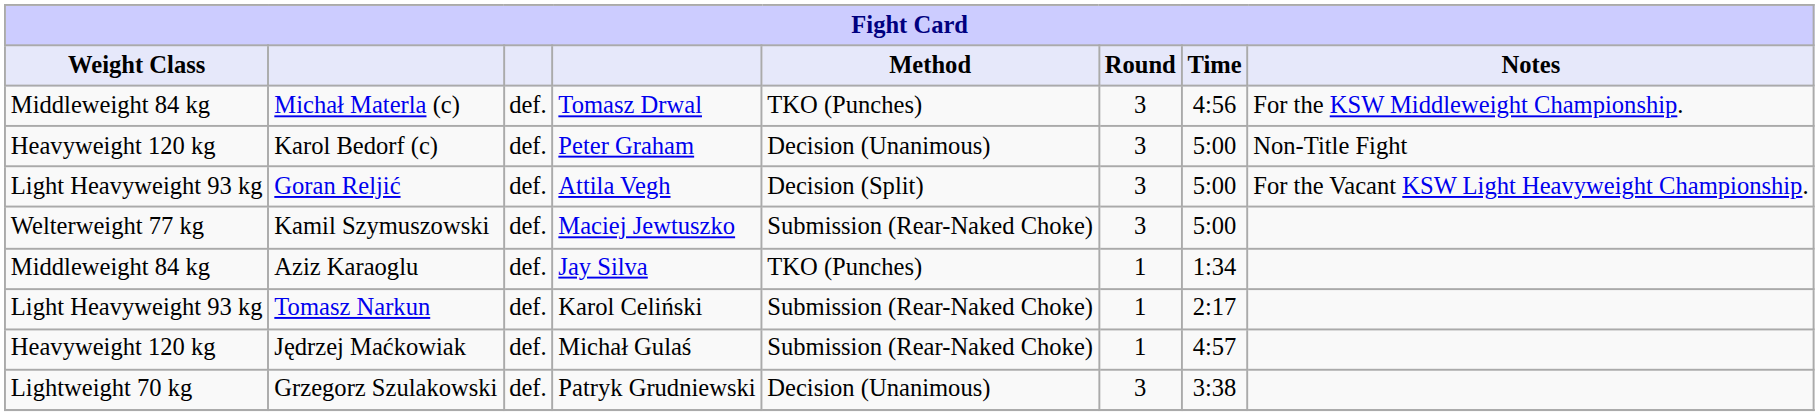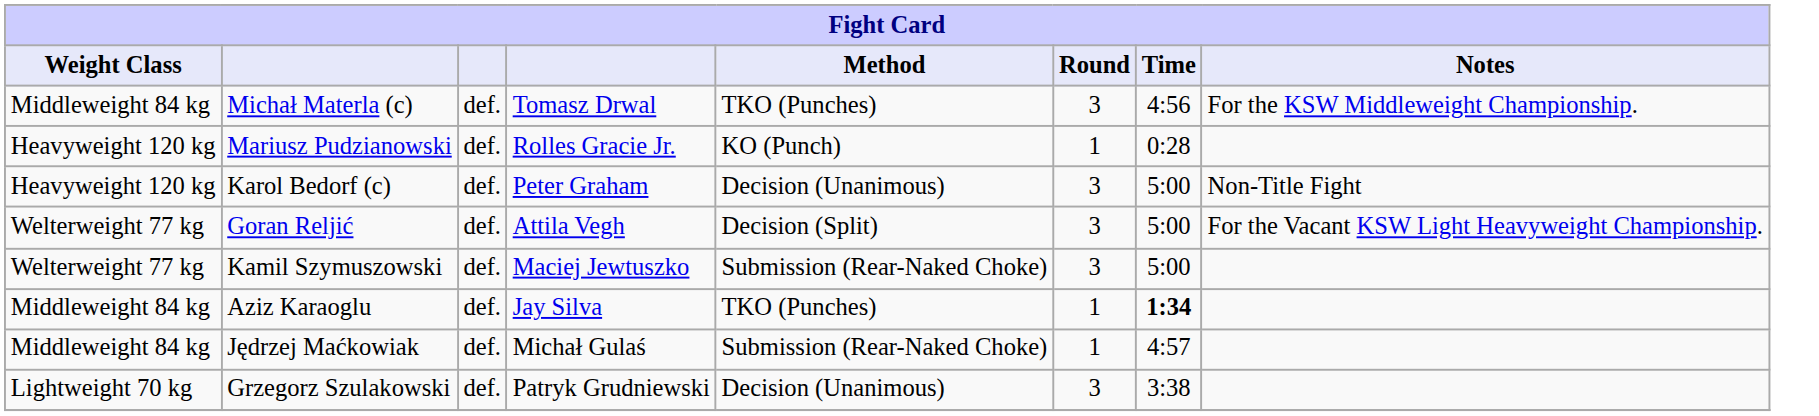+ row: (339, 146)
(137, 186) Light Heavyweight 93 kg -> (107, 227) Welterweight 77 kg
(1215, 267) normal -> (1169, 308) bold
- row: (352, 308)
(113, 348) Heavyweight 120 kg -> (110, 348) Middleweight 84 kg
